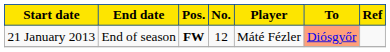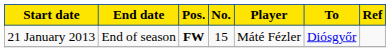(221, 36) 12 -> (221, 36) 15
(332, 36) lightsalmon background -> (332, 36) no background
